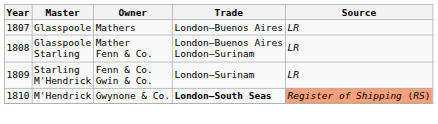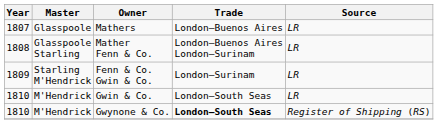+ row: (124, 96)
(359, 96) lightsalmon background -> (359, 111) no background
